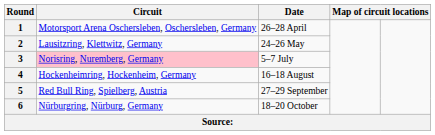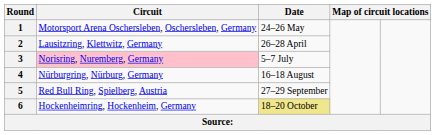(284, 27) 26–28 April -> (283, 27) 24–26 May
(283, 43) 24–26 May -> (284, 43) 26–28 April
(117, 74) Hockenheimring, Hockenheim, Germany -> (101, 74) Nürburgring, Nürburg, Germany
(101, 106) Nürburgring, Nürburg, Germany -> (117, 106) Hockenheimring, Hockenheim, Germany
(289, 106) no background -> (289, 106) khaki background
